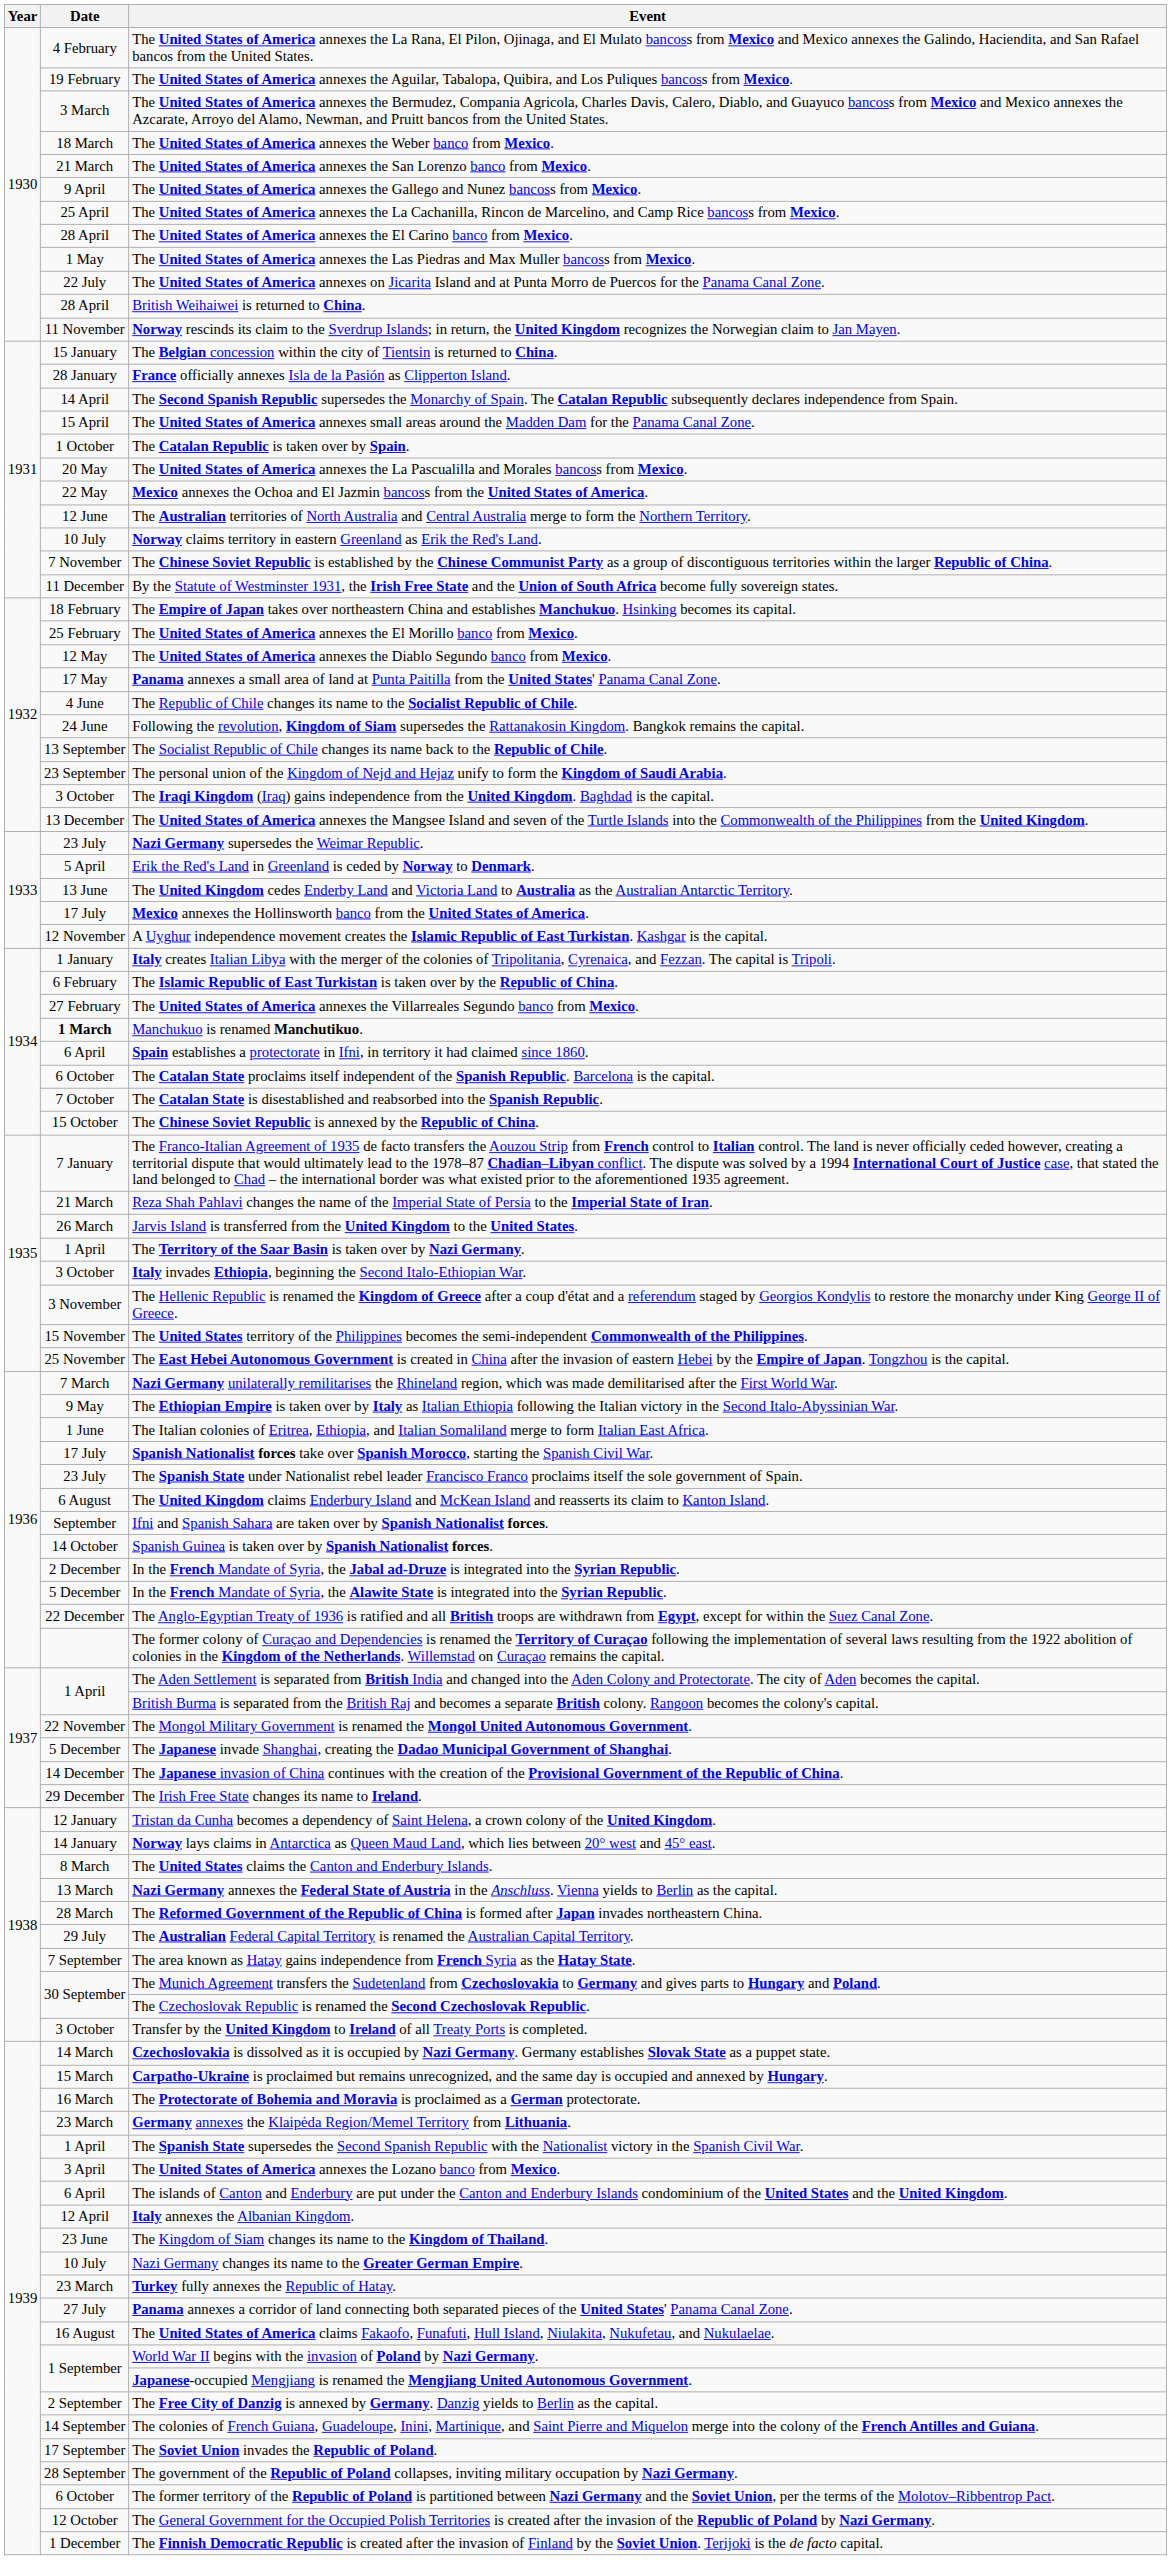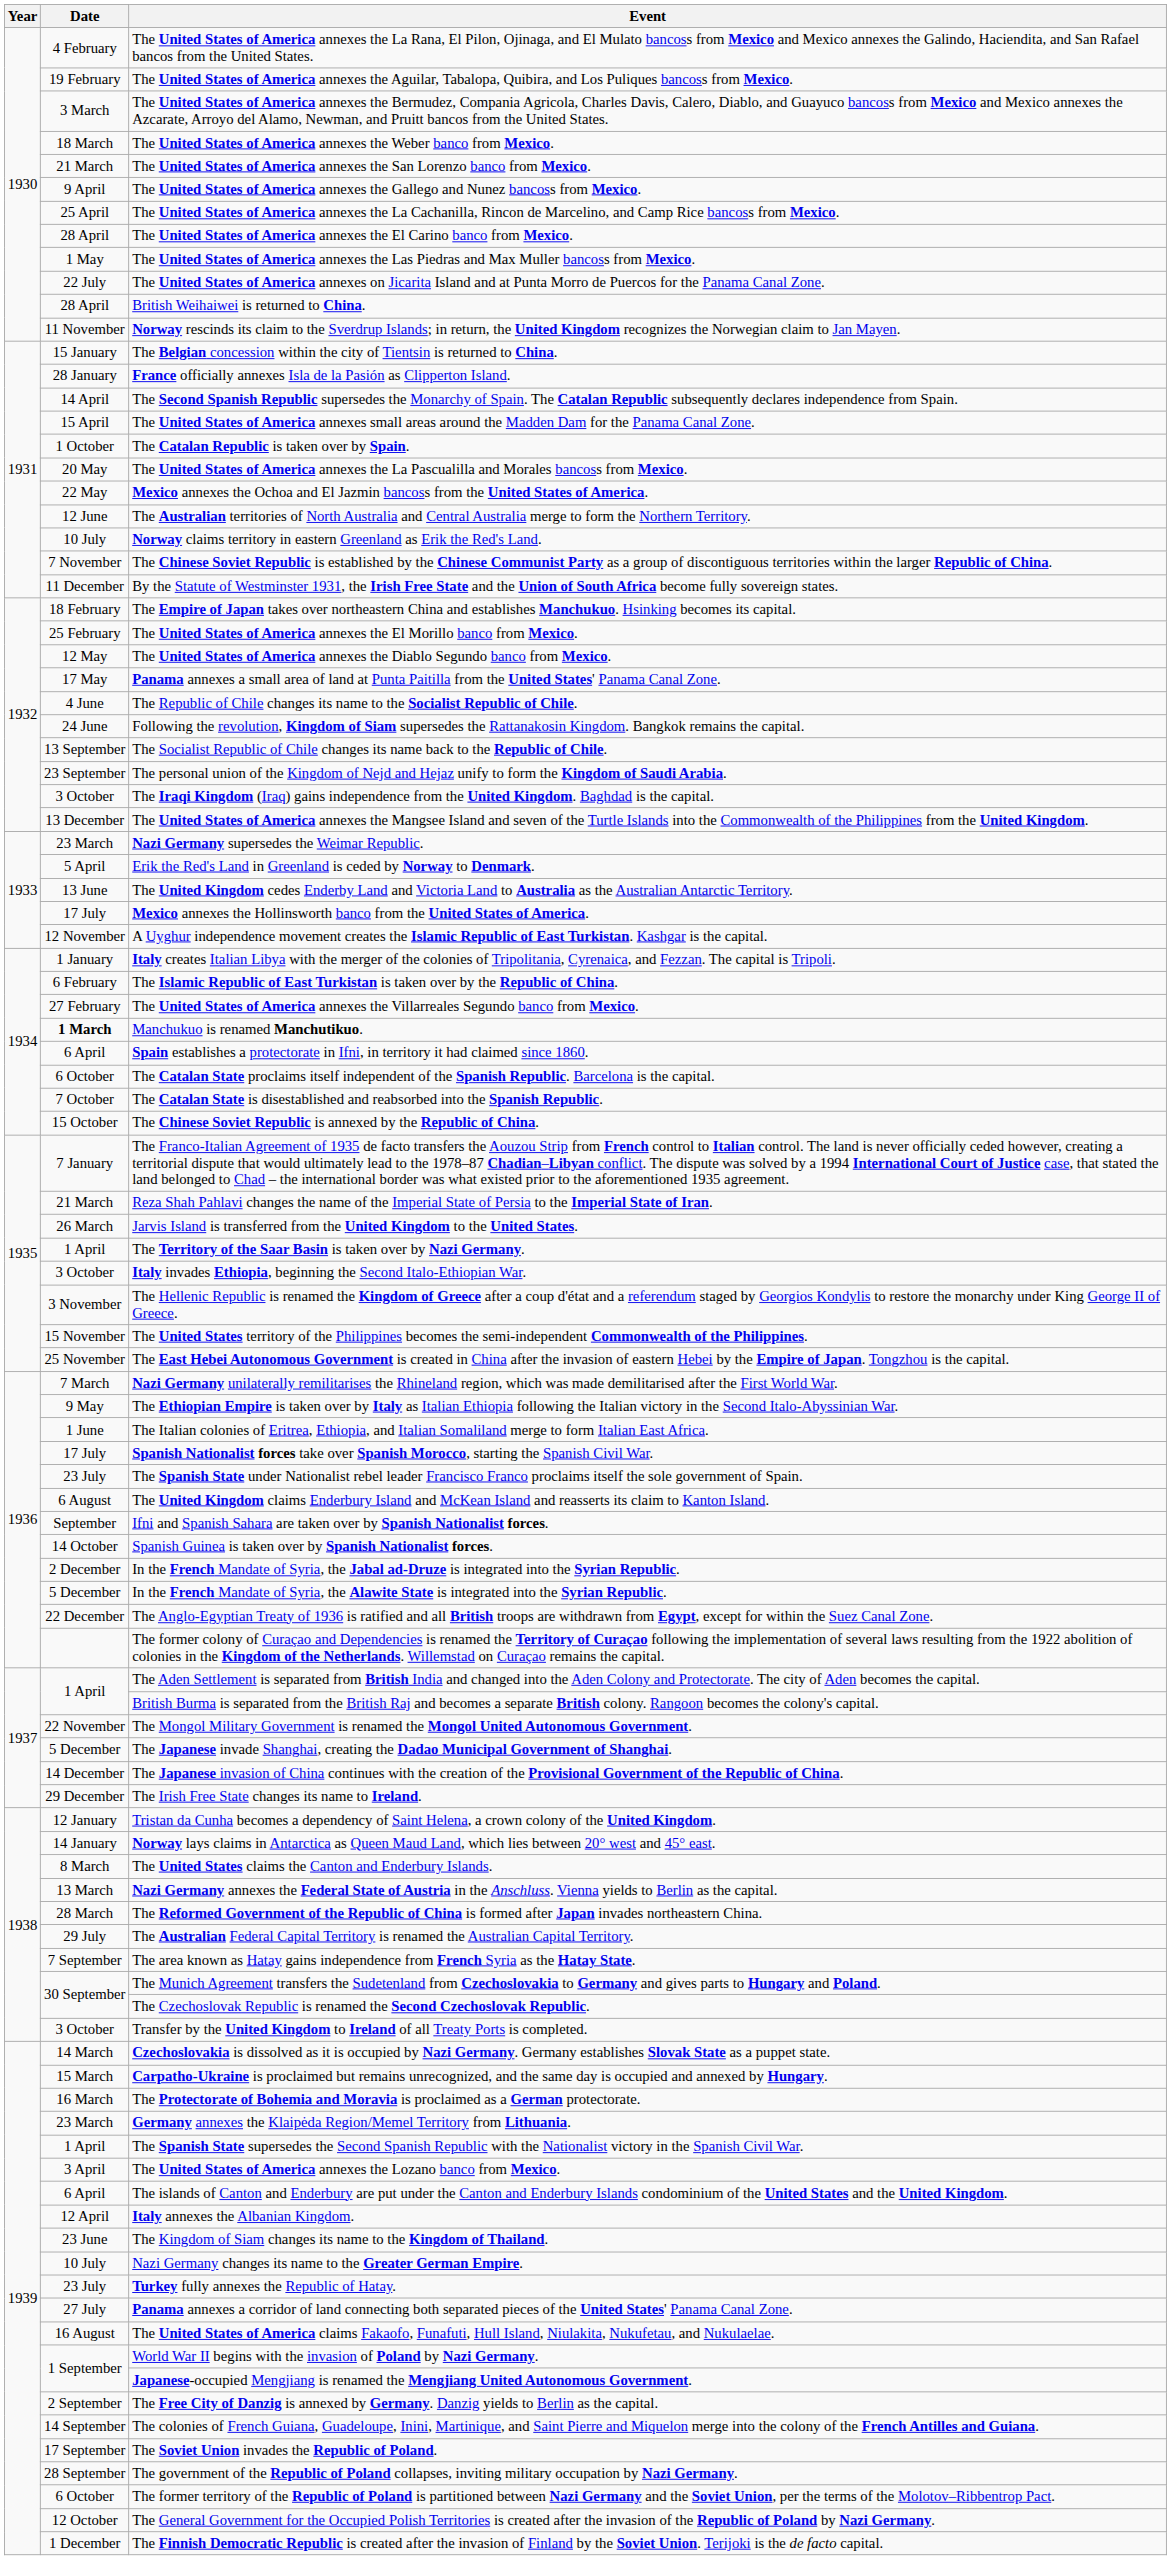(85, 843) 23 July -> (85, 843) 23 March
(85, 2286) 23 March -> (85, 2286) 23 July
